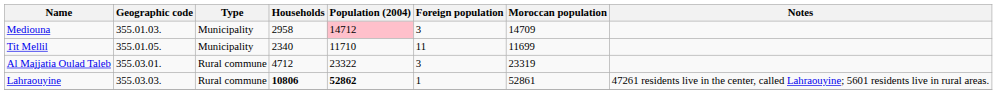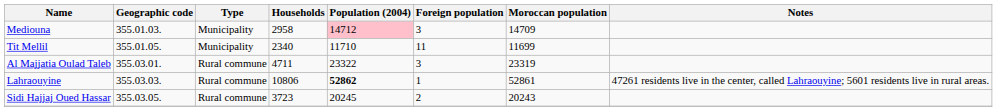(282, 64) 4712 -> (282, 64) 4711
(285, 81) bold -> (285, 81) normal
+ row: (59, 98)
